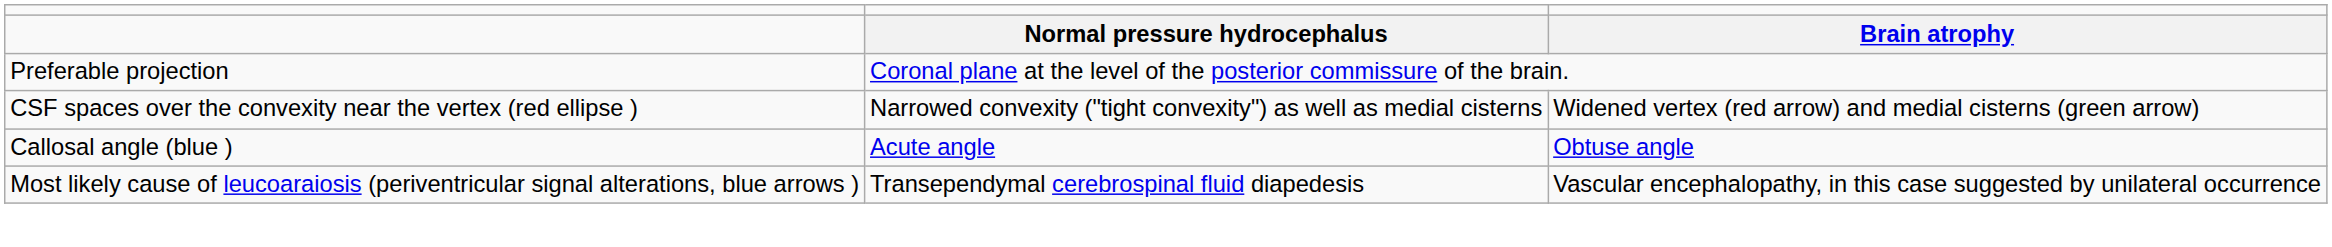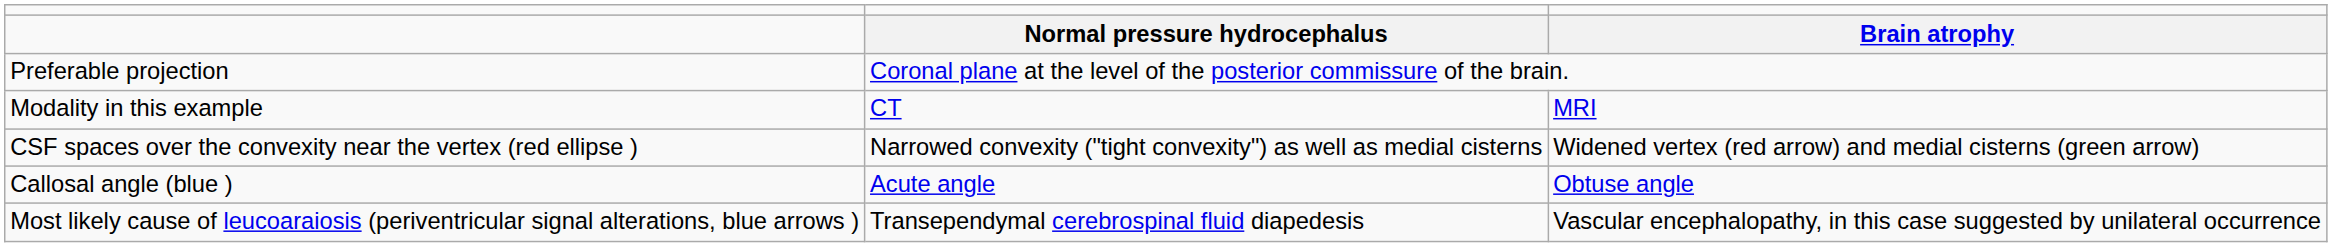+ row: (137, 109)
